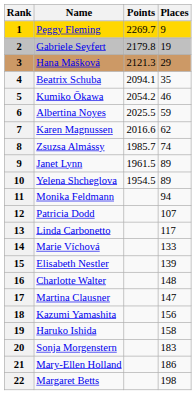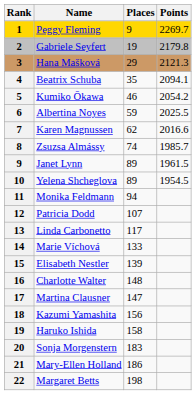columns swapped: (141, 12) <-> (174, 12)
